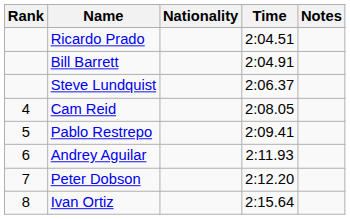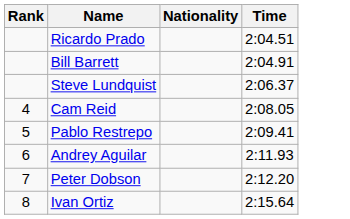- column: (321, 16)
